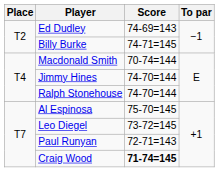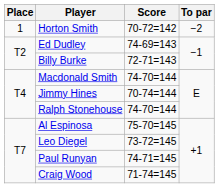+ row: (68, 28)
(152, 45) 74-71=145 -> (152, 61) 72-71=143
(152, 61) 70-74=144 -> (152, 77) 74-70=144
(152, 77) 74-70=144 -> (152, 93) 70-74=144
(152, 142) 72-71=143 -> (152, 158) 74-71=145
(152, 158) bold -> (152, 175) normal
